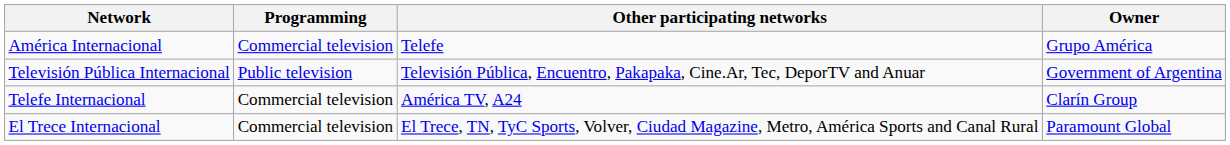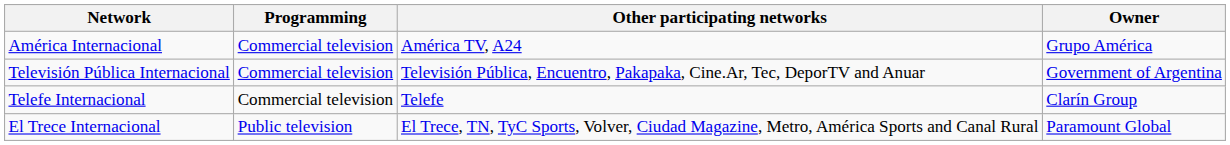(422, 45) Telefe -> (461, 45) América TV, A24
(295, 72) Public television -> (315, 72) Commercial television
(461, 99) América TV, A24 -> (422, 99) Telefe
(315, 126) Commercial television -> (295, 126) Public television
